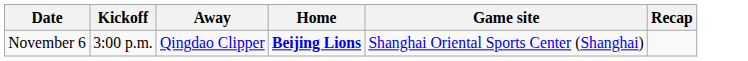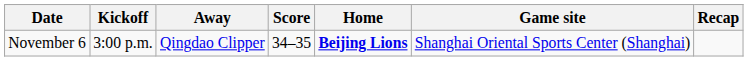+ column: (292, 17)
